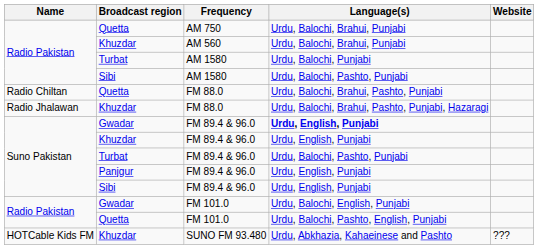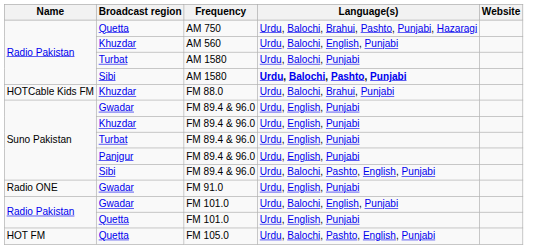(338, 28) Urdu, Balochi, Brahui, Punjabi -> (368, 28) Urdu, Balochi, Brahui, Pashto, Punjabi, Hazaragi
(338, 44) Urdu, Balochi, Brahui, Punjabi -> (329, 44) Urdu, Balochi, English, Punjabi
(339, 76) normal -> (333, 76) bold
- row: (114, 92)
(43, 108) Radio Jhalawan -> (50, 92) HOTCable Kids FM
(380, 108) Urdu, Balochi, Brahui, Pashto, Punjabi, Hazaragi -> (327, 92) Urdu, Balochi, Brahui, Punjabi
(325, 124) bold -> (310, 108) normal
(339, 156) Urdu, Balochi, Pashto, Punjabi -> (310, 140) Urdu, English, Punjabi
(321, 188) Urdu, English, Punjabi -> (347, 172) Urdu, Balochi, Pashto, English, Punjabi
+ row: (116, 188)
(359, 220) Urdu, Balochi, Pashto, English, Punjabi -> (310, 220) Urdu, English, Punjabi
+ row: (114, 236)
- row: (117, 236)
